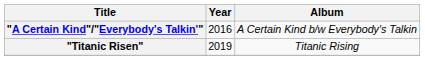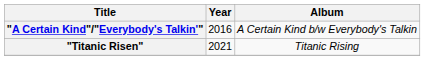(220, 47) 2019 -> (220, 47) 2021
